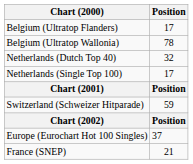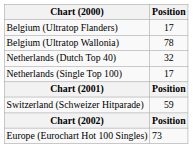(157, 136) 37 -> (157, 136) 73
- row: (36, 151)
